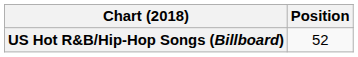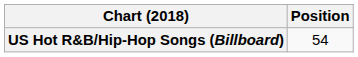(320, 39) 52 -> (320, 39) 54
